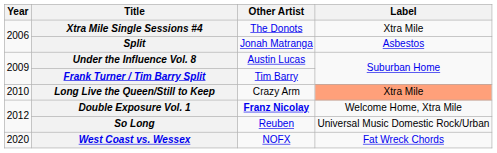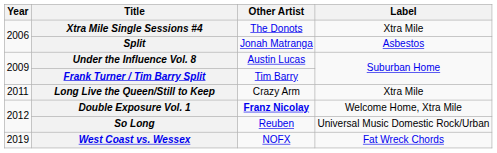(18, 92) 2010 -> (18, 92) 2011
(403, 92) lightsalmon background -> (403, 92) no background
(18, 140) 2020 -> (18, 140) 2019
